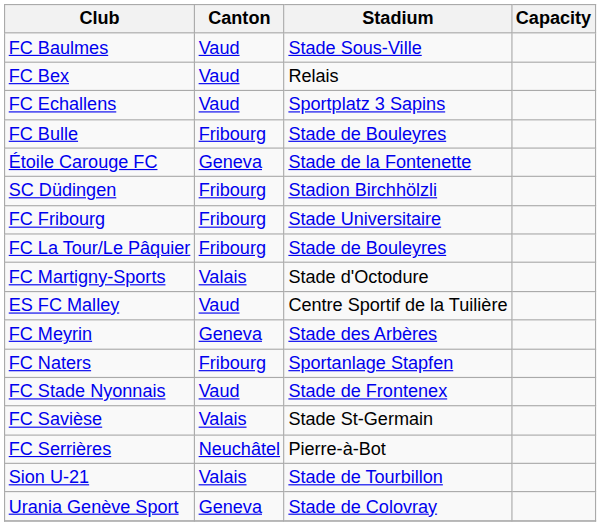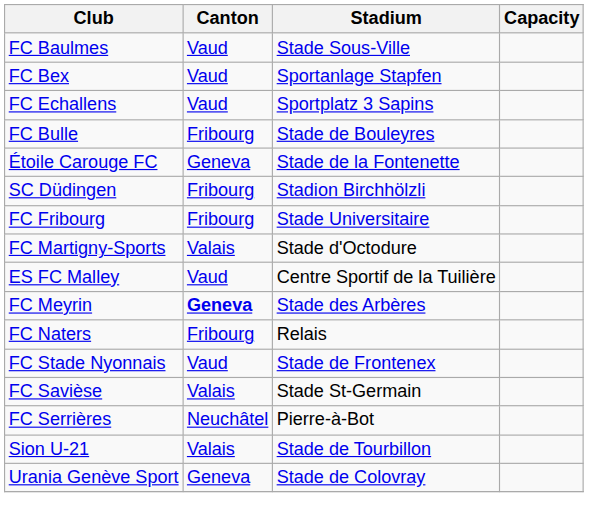(314, 76) Relais -> (359, 76) Sportanlage Stapfen
- row: (100, 248)
(230, 334) normal -> (220, 305) bold
(371, 362) Sportanlage Stapfen -> (302, 334) Relais
